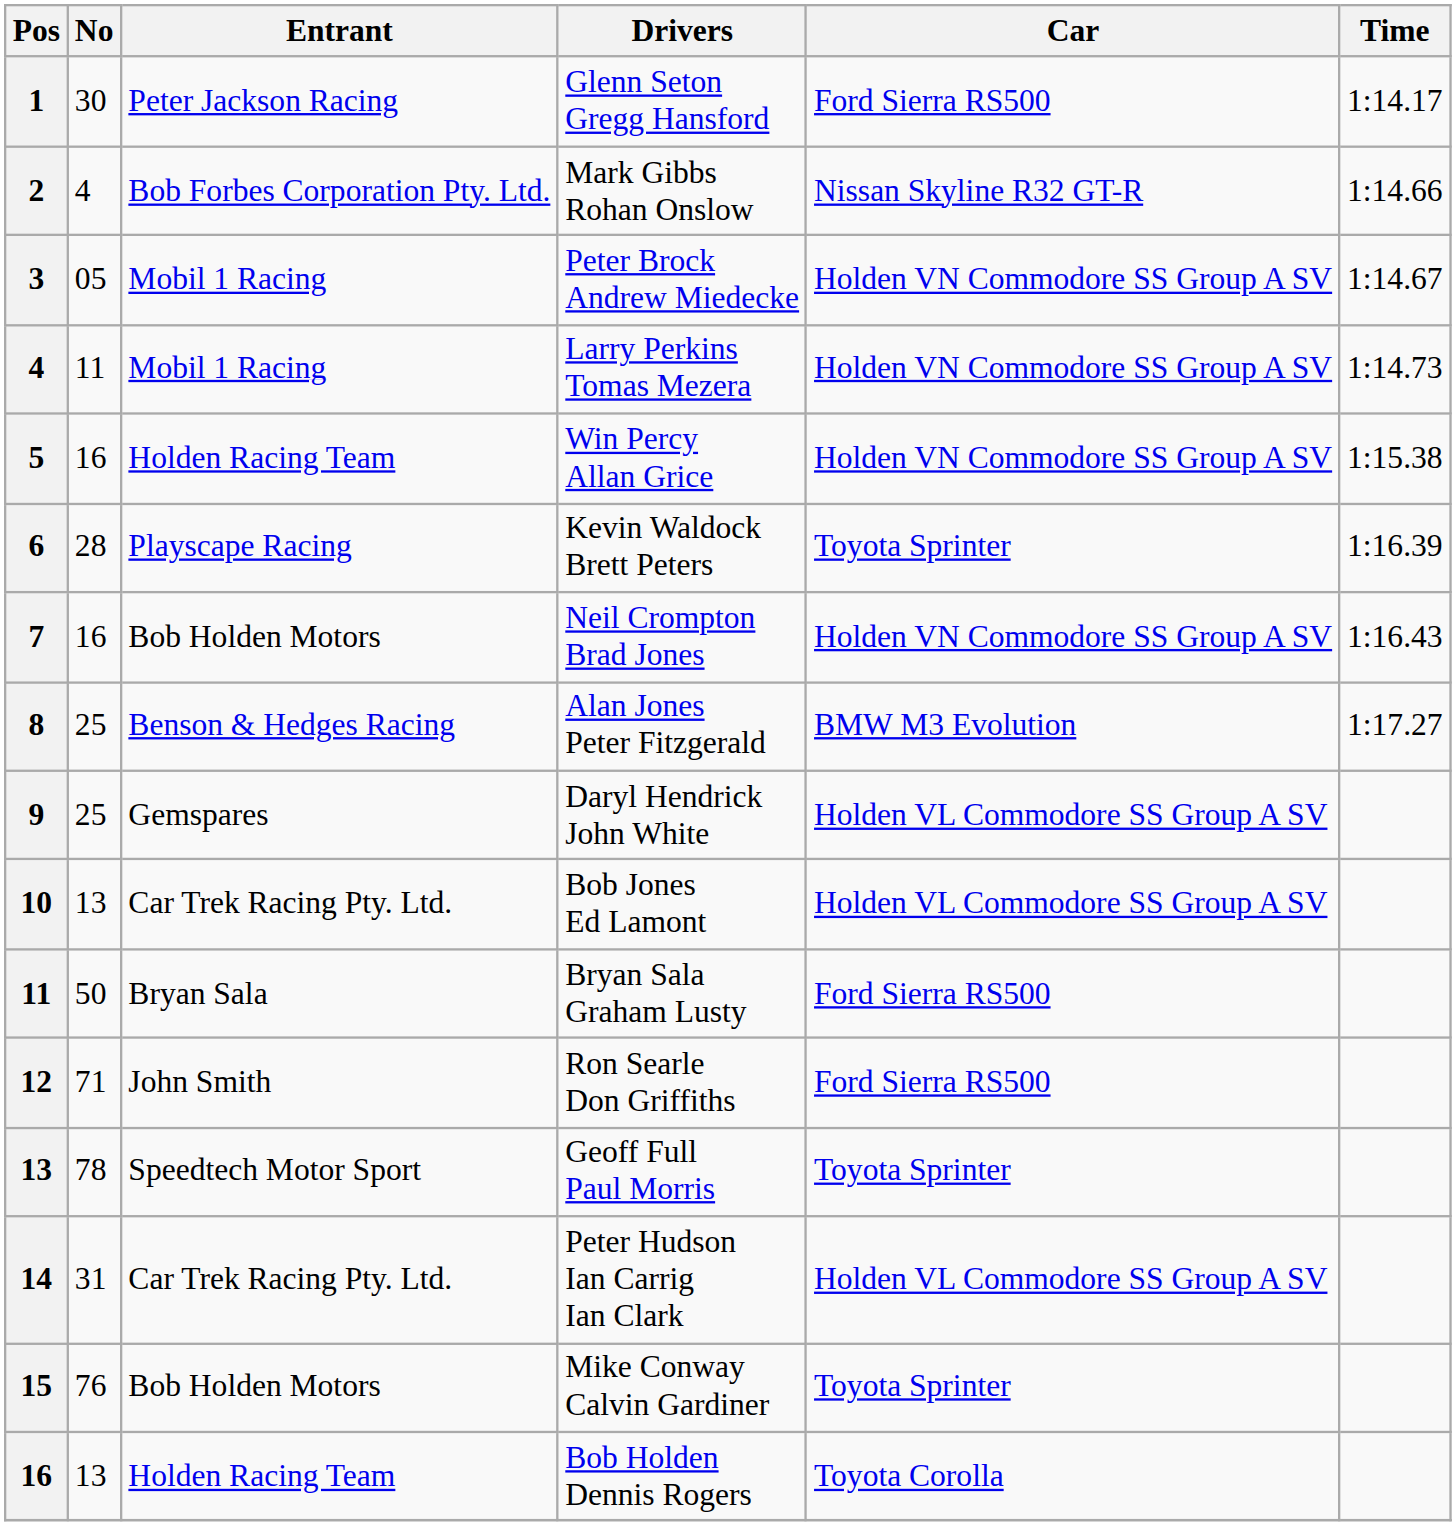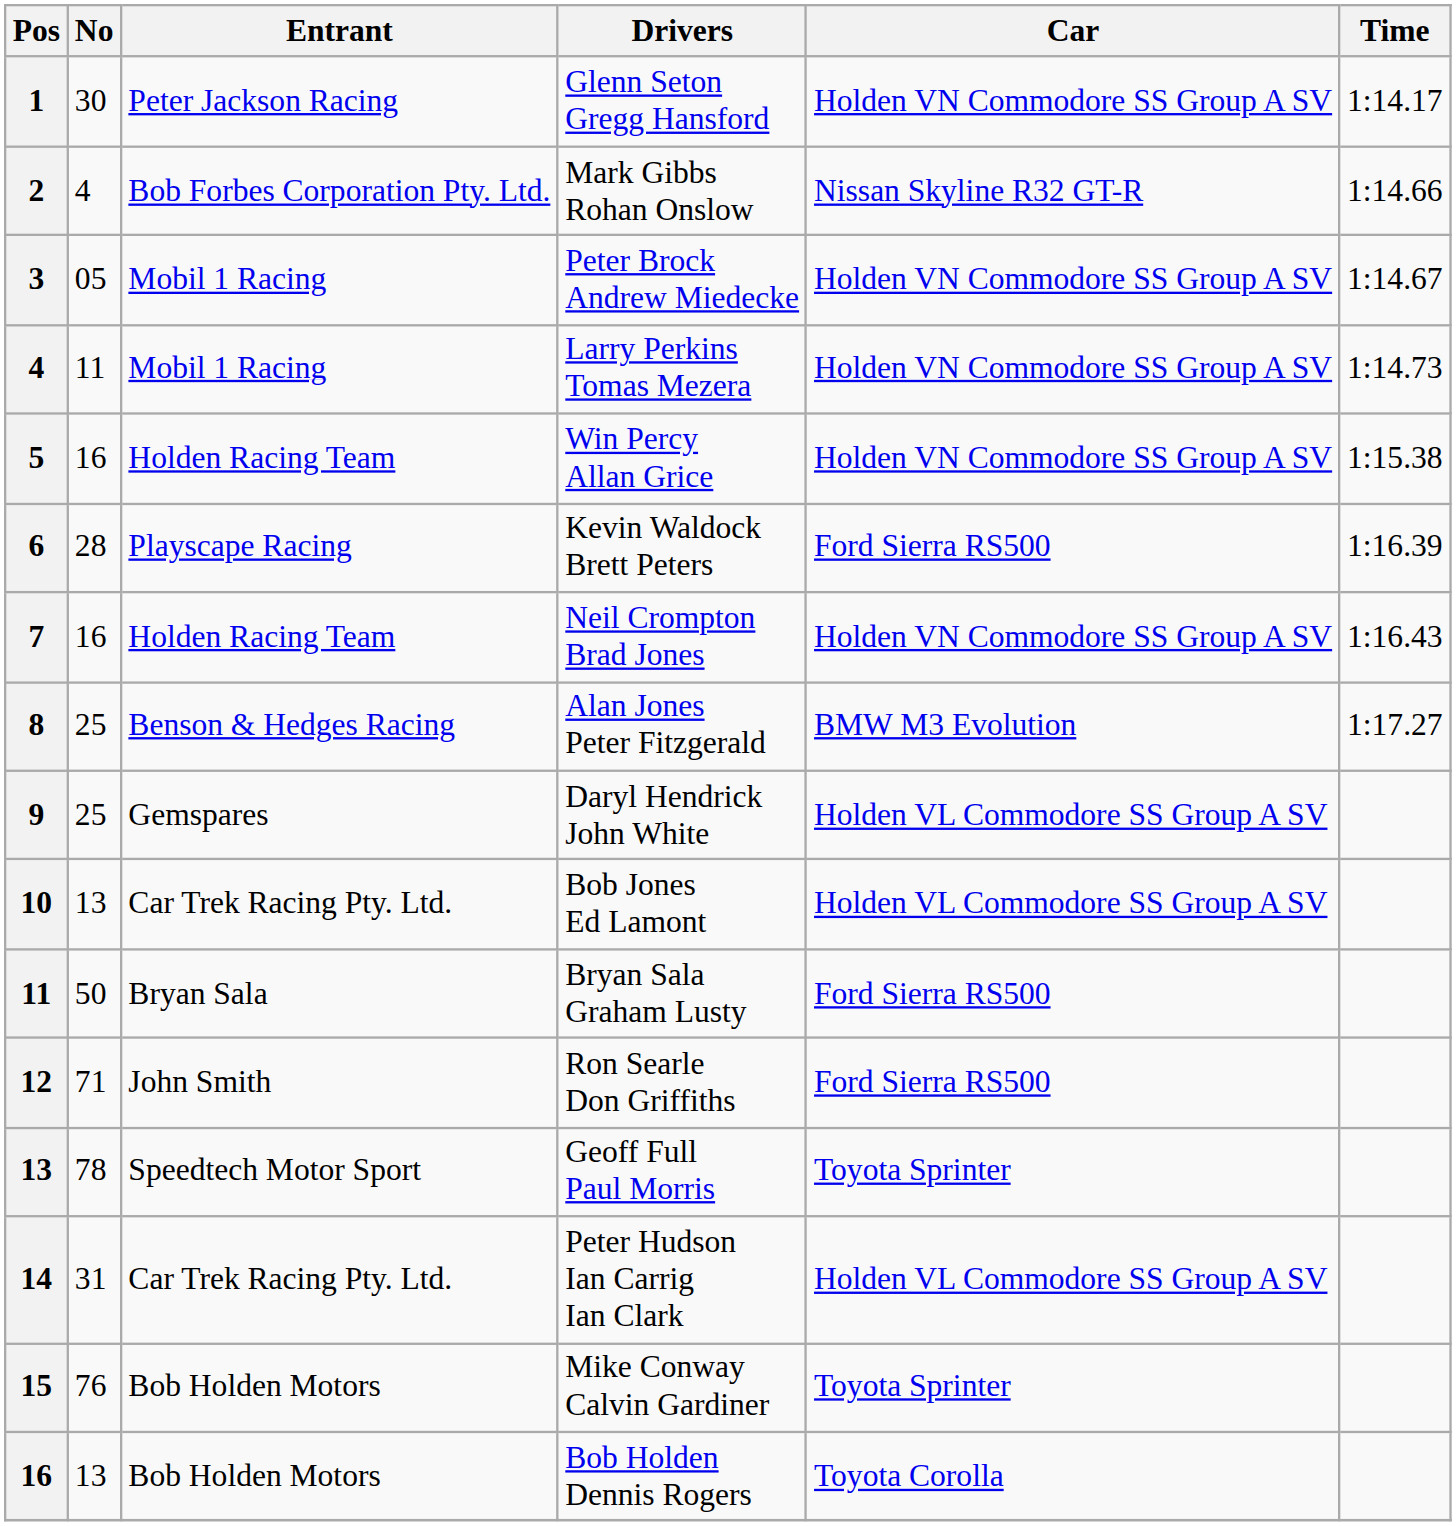(932, 100) Ford Sierra RS500 -> (1073, 100) Holden VN Commodore SS Group A SV
(912, 546) Toyota Sprinter -> (932, 546) Ford Sierra RS500
(255, 635) Bob Holden Motors -> (262, 635) Holden Racing Team
(262, 1475) Holden Racing Team -> (255, 1475) Bob Holden Motors
